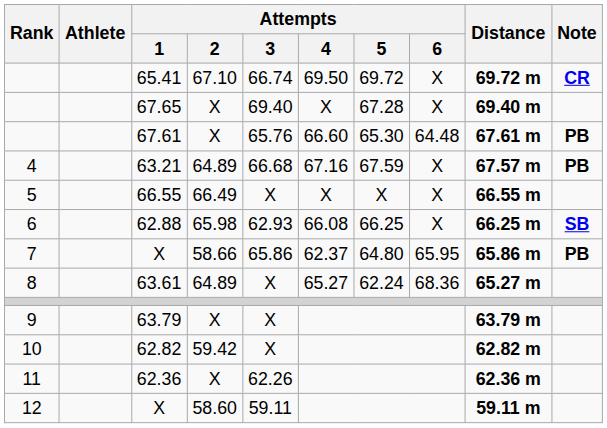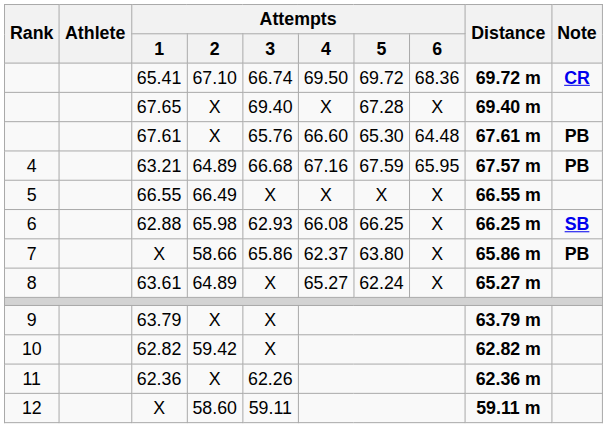(437, 77) X -> (437, 77) 68.36
(437, 165) X -> (437, 165) 65.95
(381, 253) 64.80 -> (381, 253) 63.80
(437, 253) 65.95 -> (437, 253) X
(437, 282) 68.36 -> (437, 282) X
